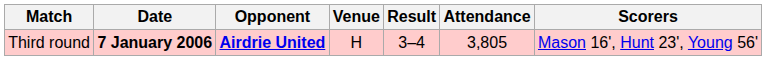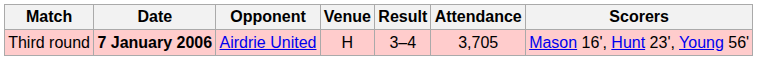(272, 42) bold -> (268, 42) normal
(487, 42) 3,805 -> (478, 42) 3,705
